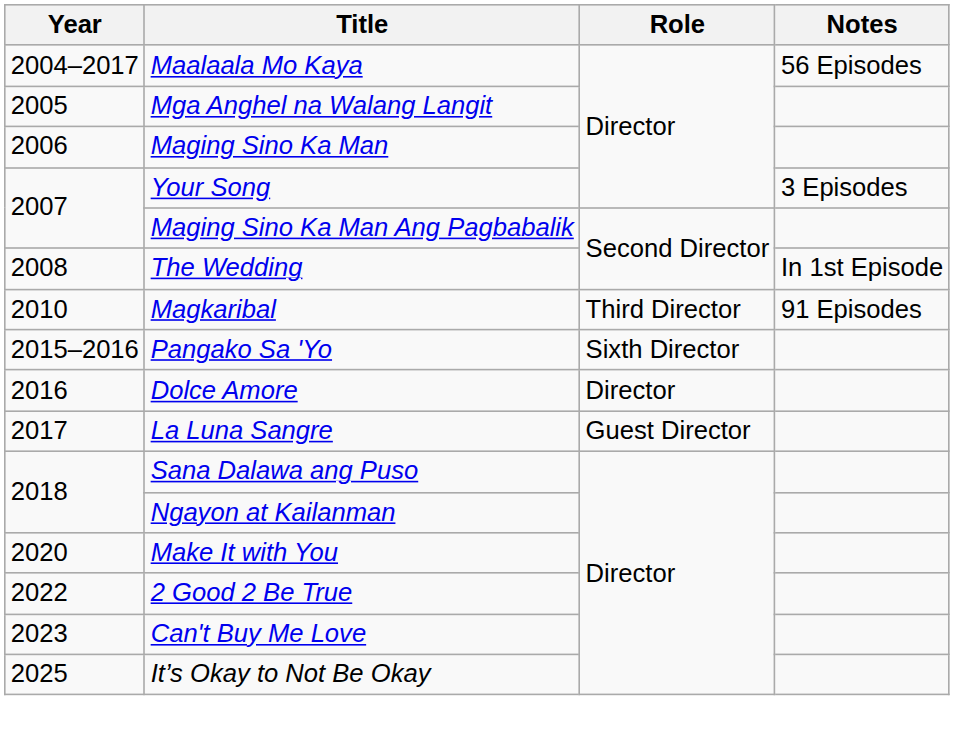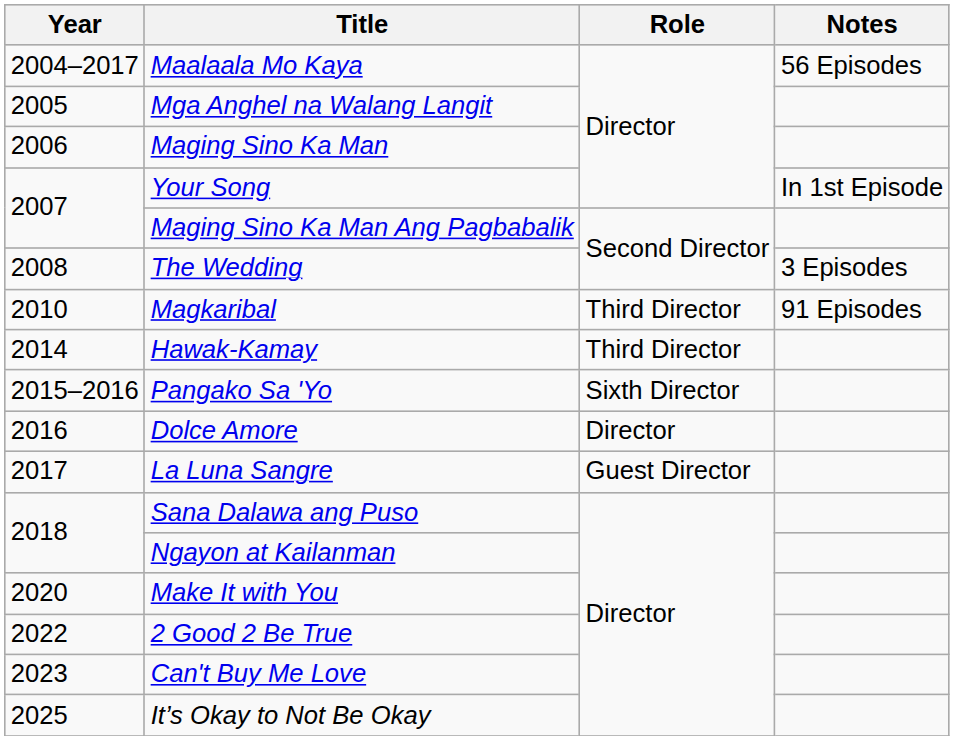(844, 187) 3 Episodes -> (862, 187) In 1st Episode
(862, 268) In 1st Episode -> (844, 268) 3 Episodes
+ row: (234, 349)
